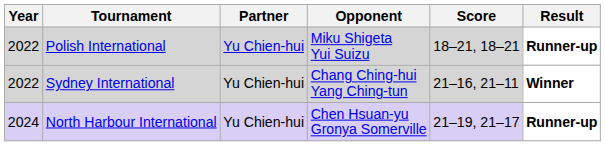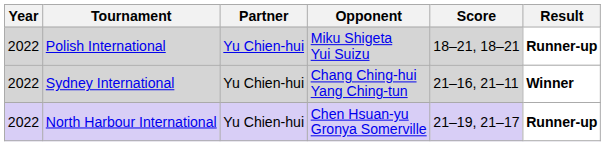(23, 122) 2024 -> (23, 122) 2022
